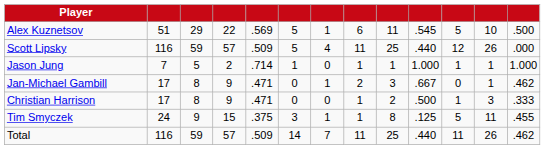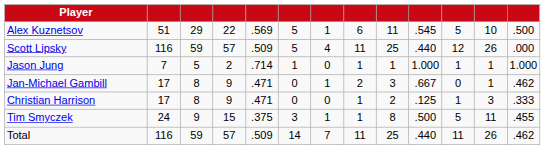(425, 100) .500 -> (425, 100) .125
(425, 118) .125 -> (425, 118) .500
